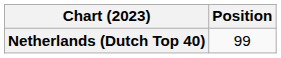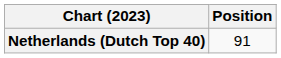(242, 40) 99 -> (242, 40) 91
